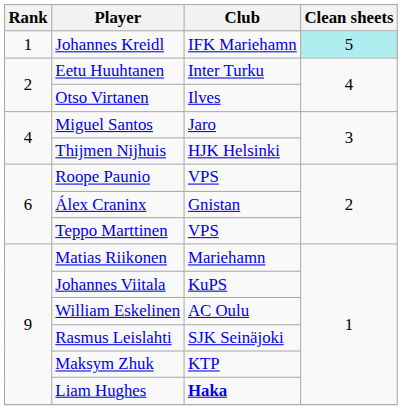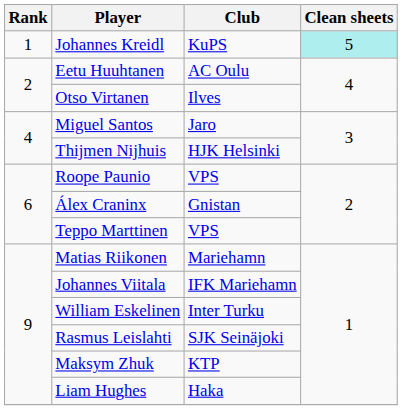(242, 44) IFK Mariehamn -> (208, 44) KuPS
(226, 71) Inter Turku -> (219, 71) AC Oulu
(208, 284) KuPS -> (242, 284) IFK Mariehamn
(219, 310) AC Oulu -> (226, 310) Inter Turku
(208, 390) bold -> (206, 390) normal
